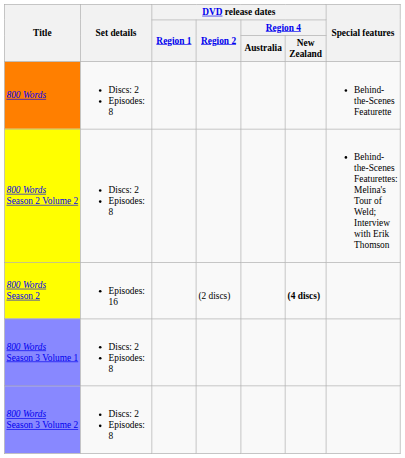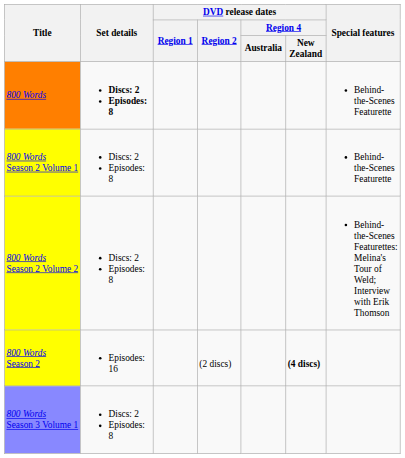(116, 101) normal -> (117, 101) bold
+ row: (42, 163)
- row: (42, 420)
